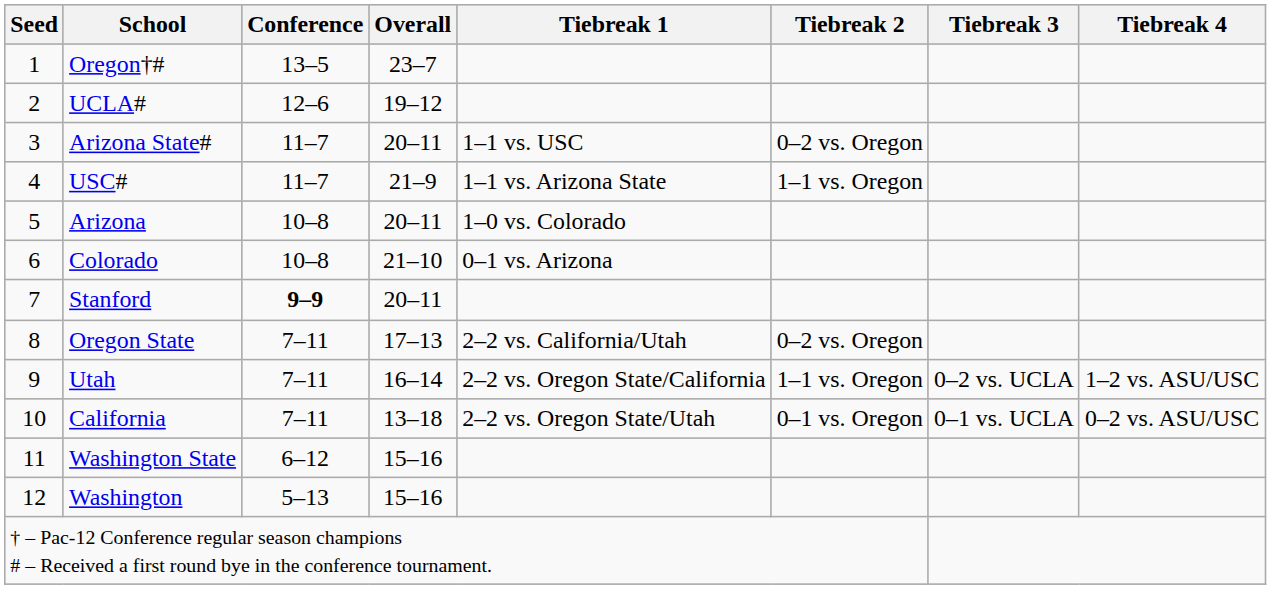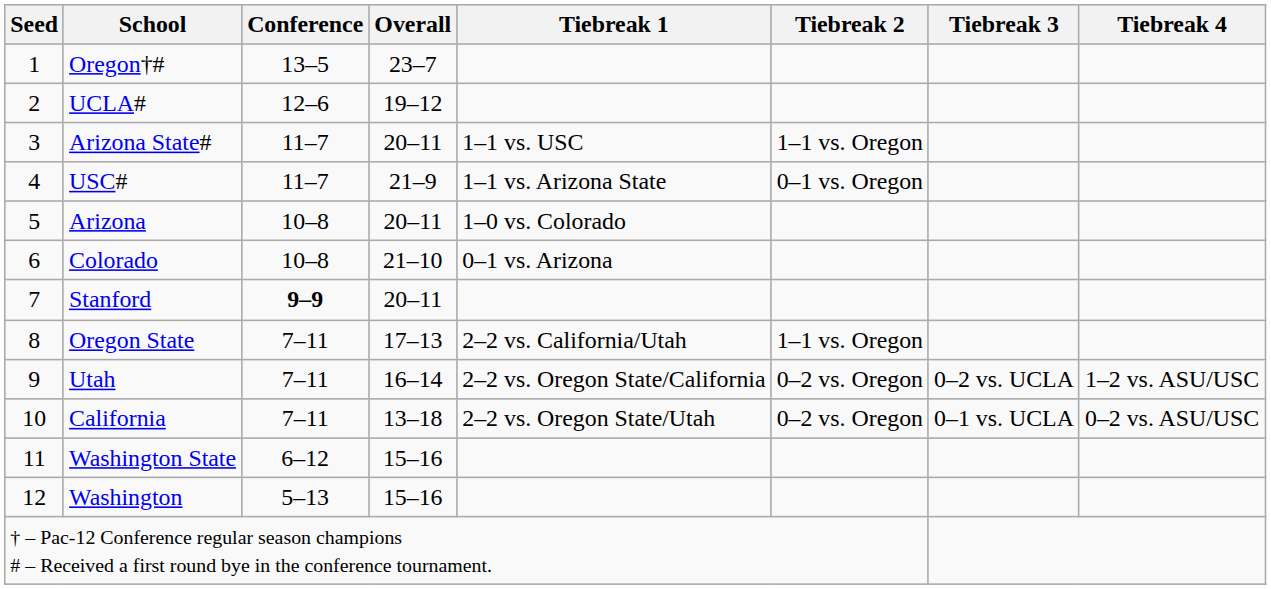(850, 142) 0–2 vs. Oregon -> (850, 142) 1–1 vs. Oregon
(850, 181) 1–1 vs. Oregon -> (850, 181) 0–1 vs. Oregon
(850, 339) 0–2 vs. Oregon -> (850, 339) 1–1 vs. Oregon
(850, 378) 1–1 vs. Oregon -> (850, 378) 0–2 vs. Oregon
(850, 417) 0–1 vs. Oregon -> (850, 417) 0–2 vs. Oregon
